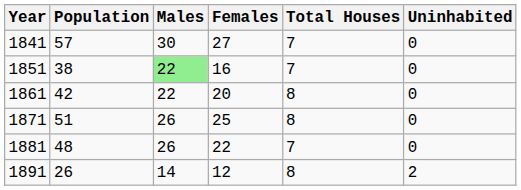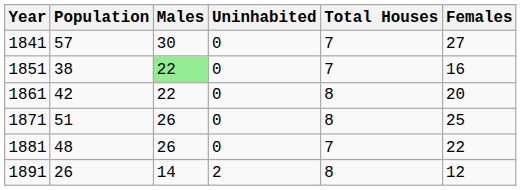columns swapped: (245, 18) <-> (460, 18)
